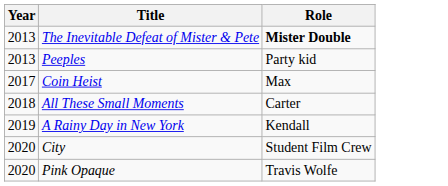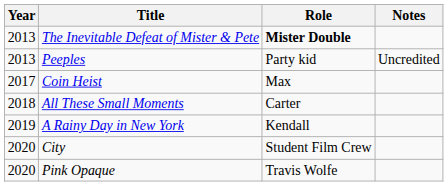+ column: (409, 15)
